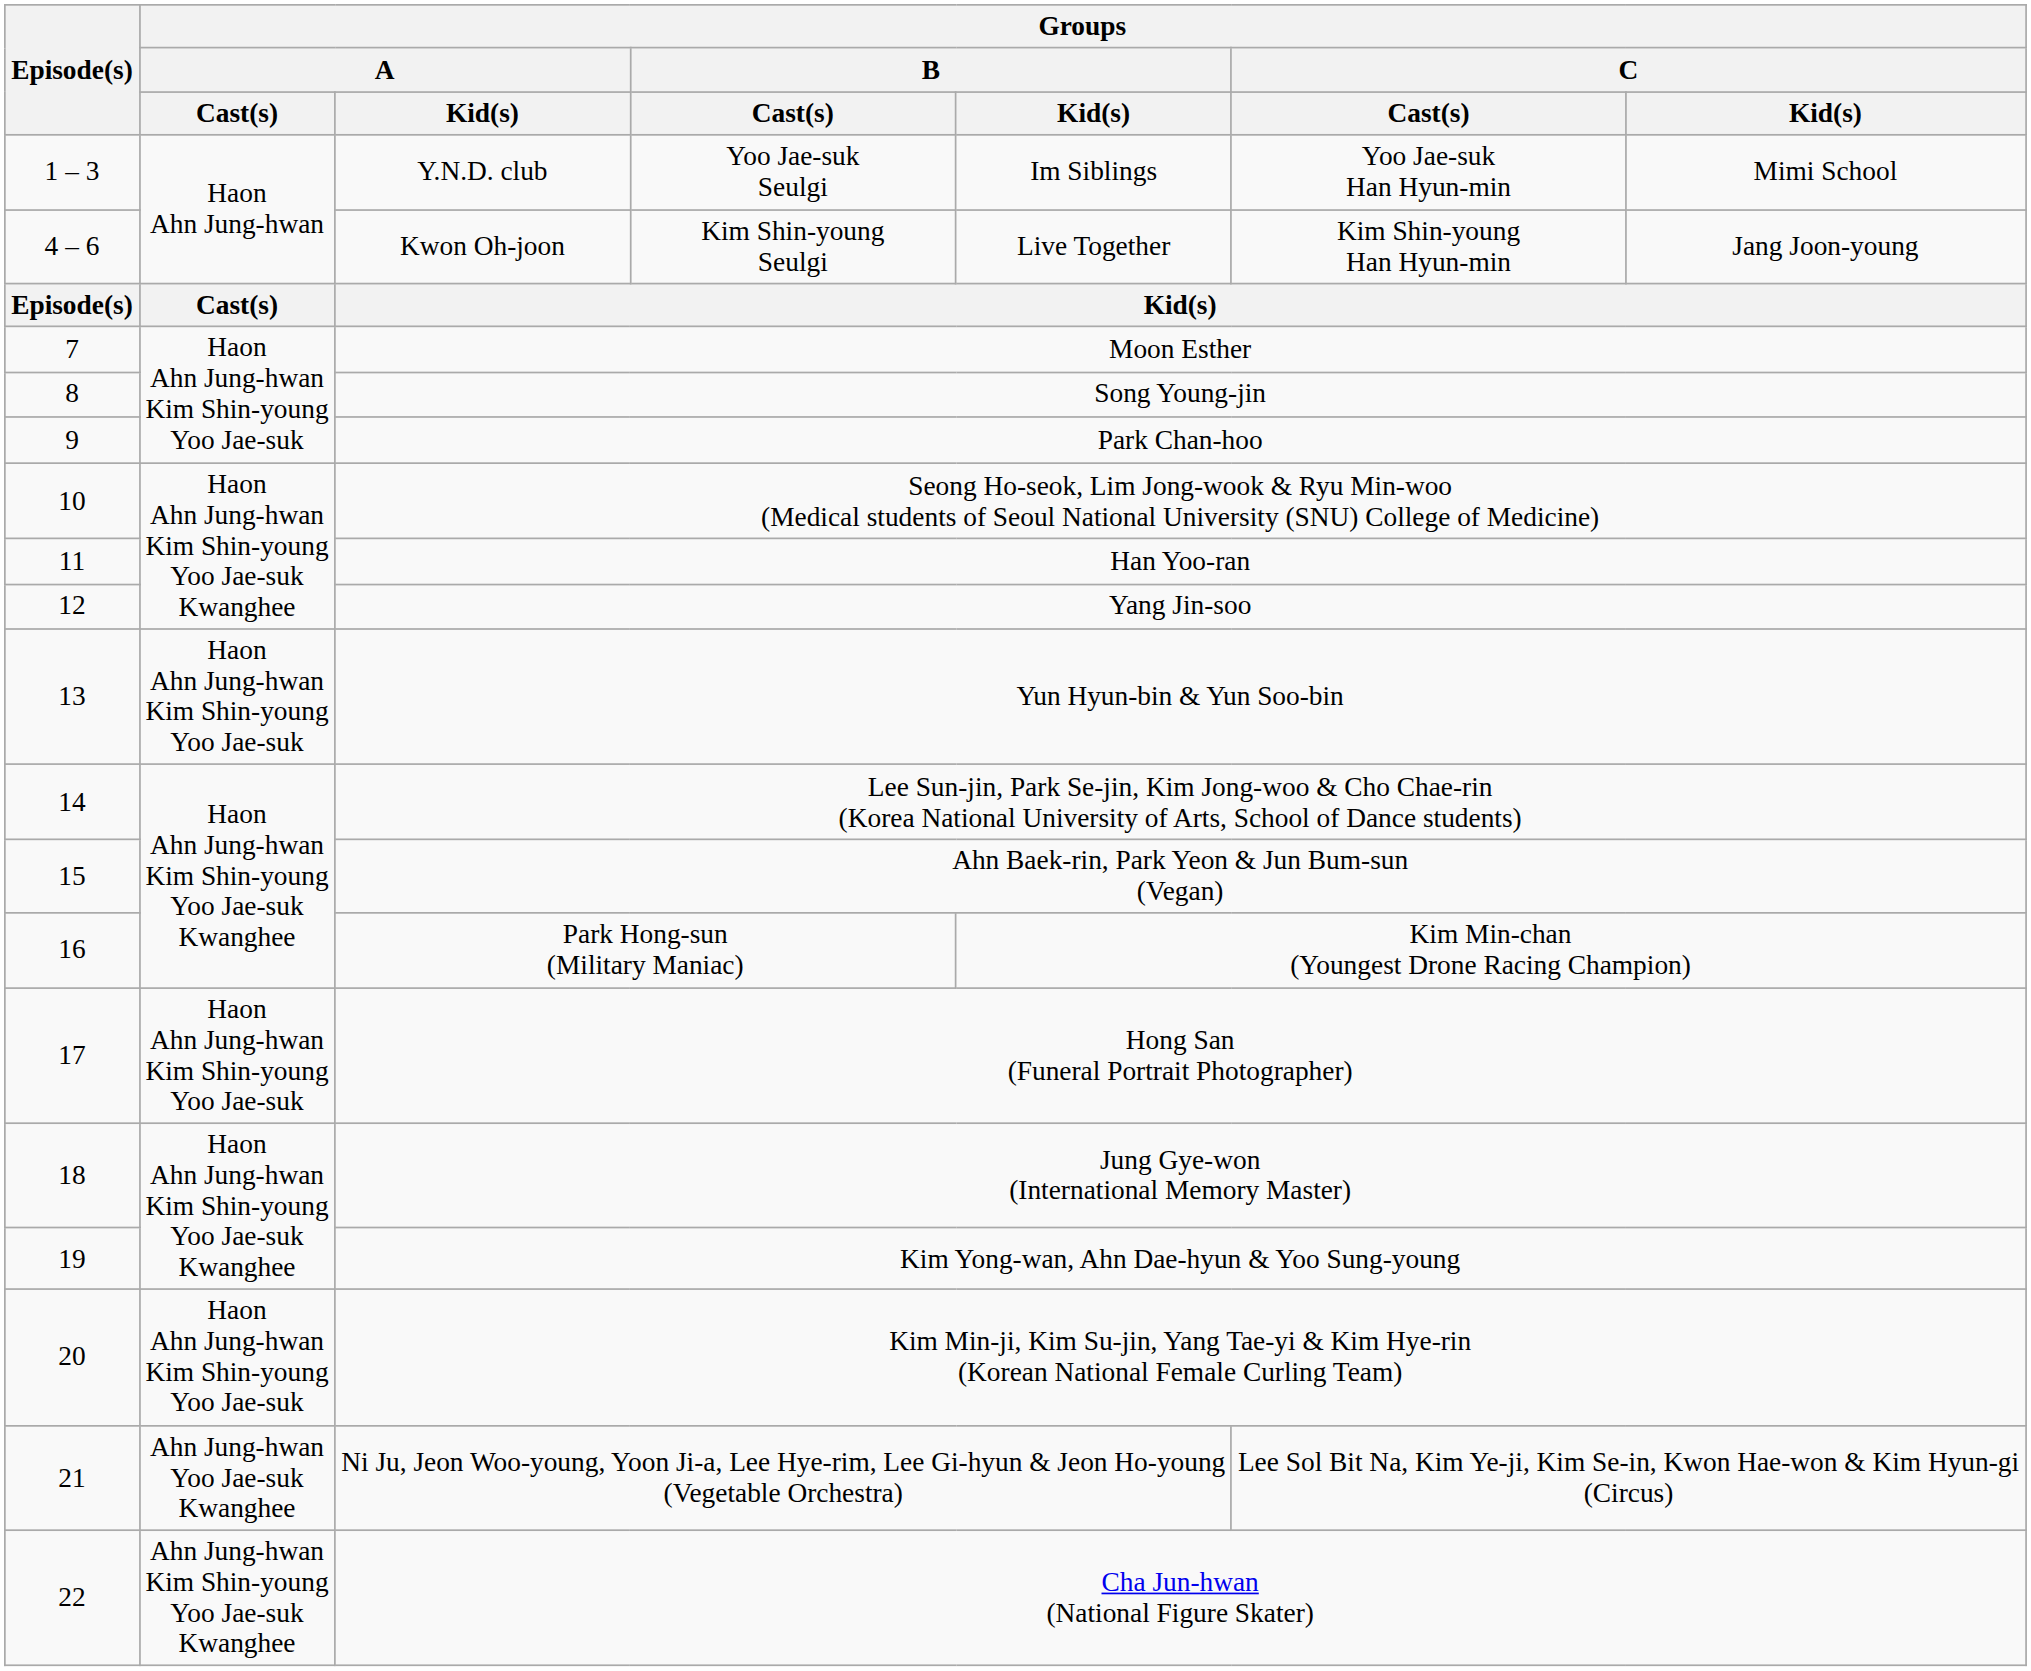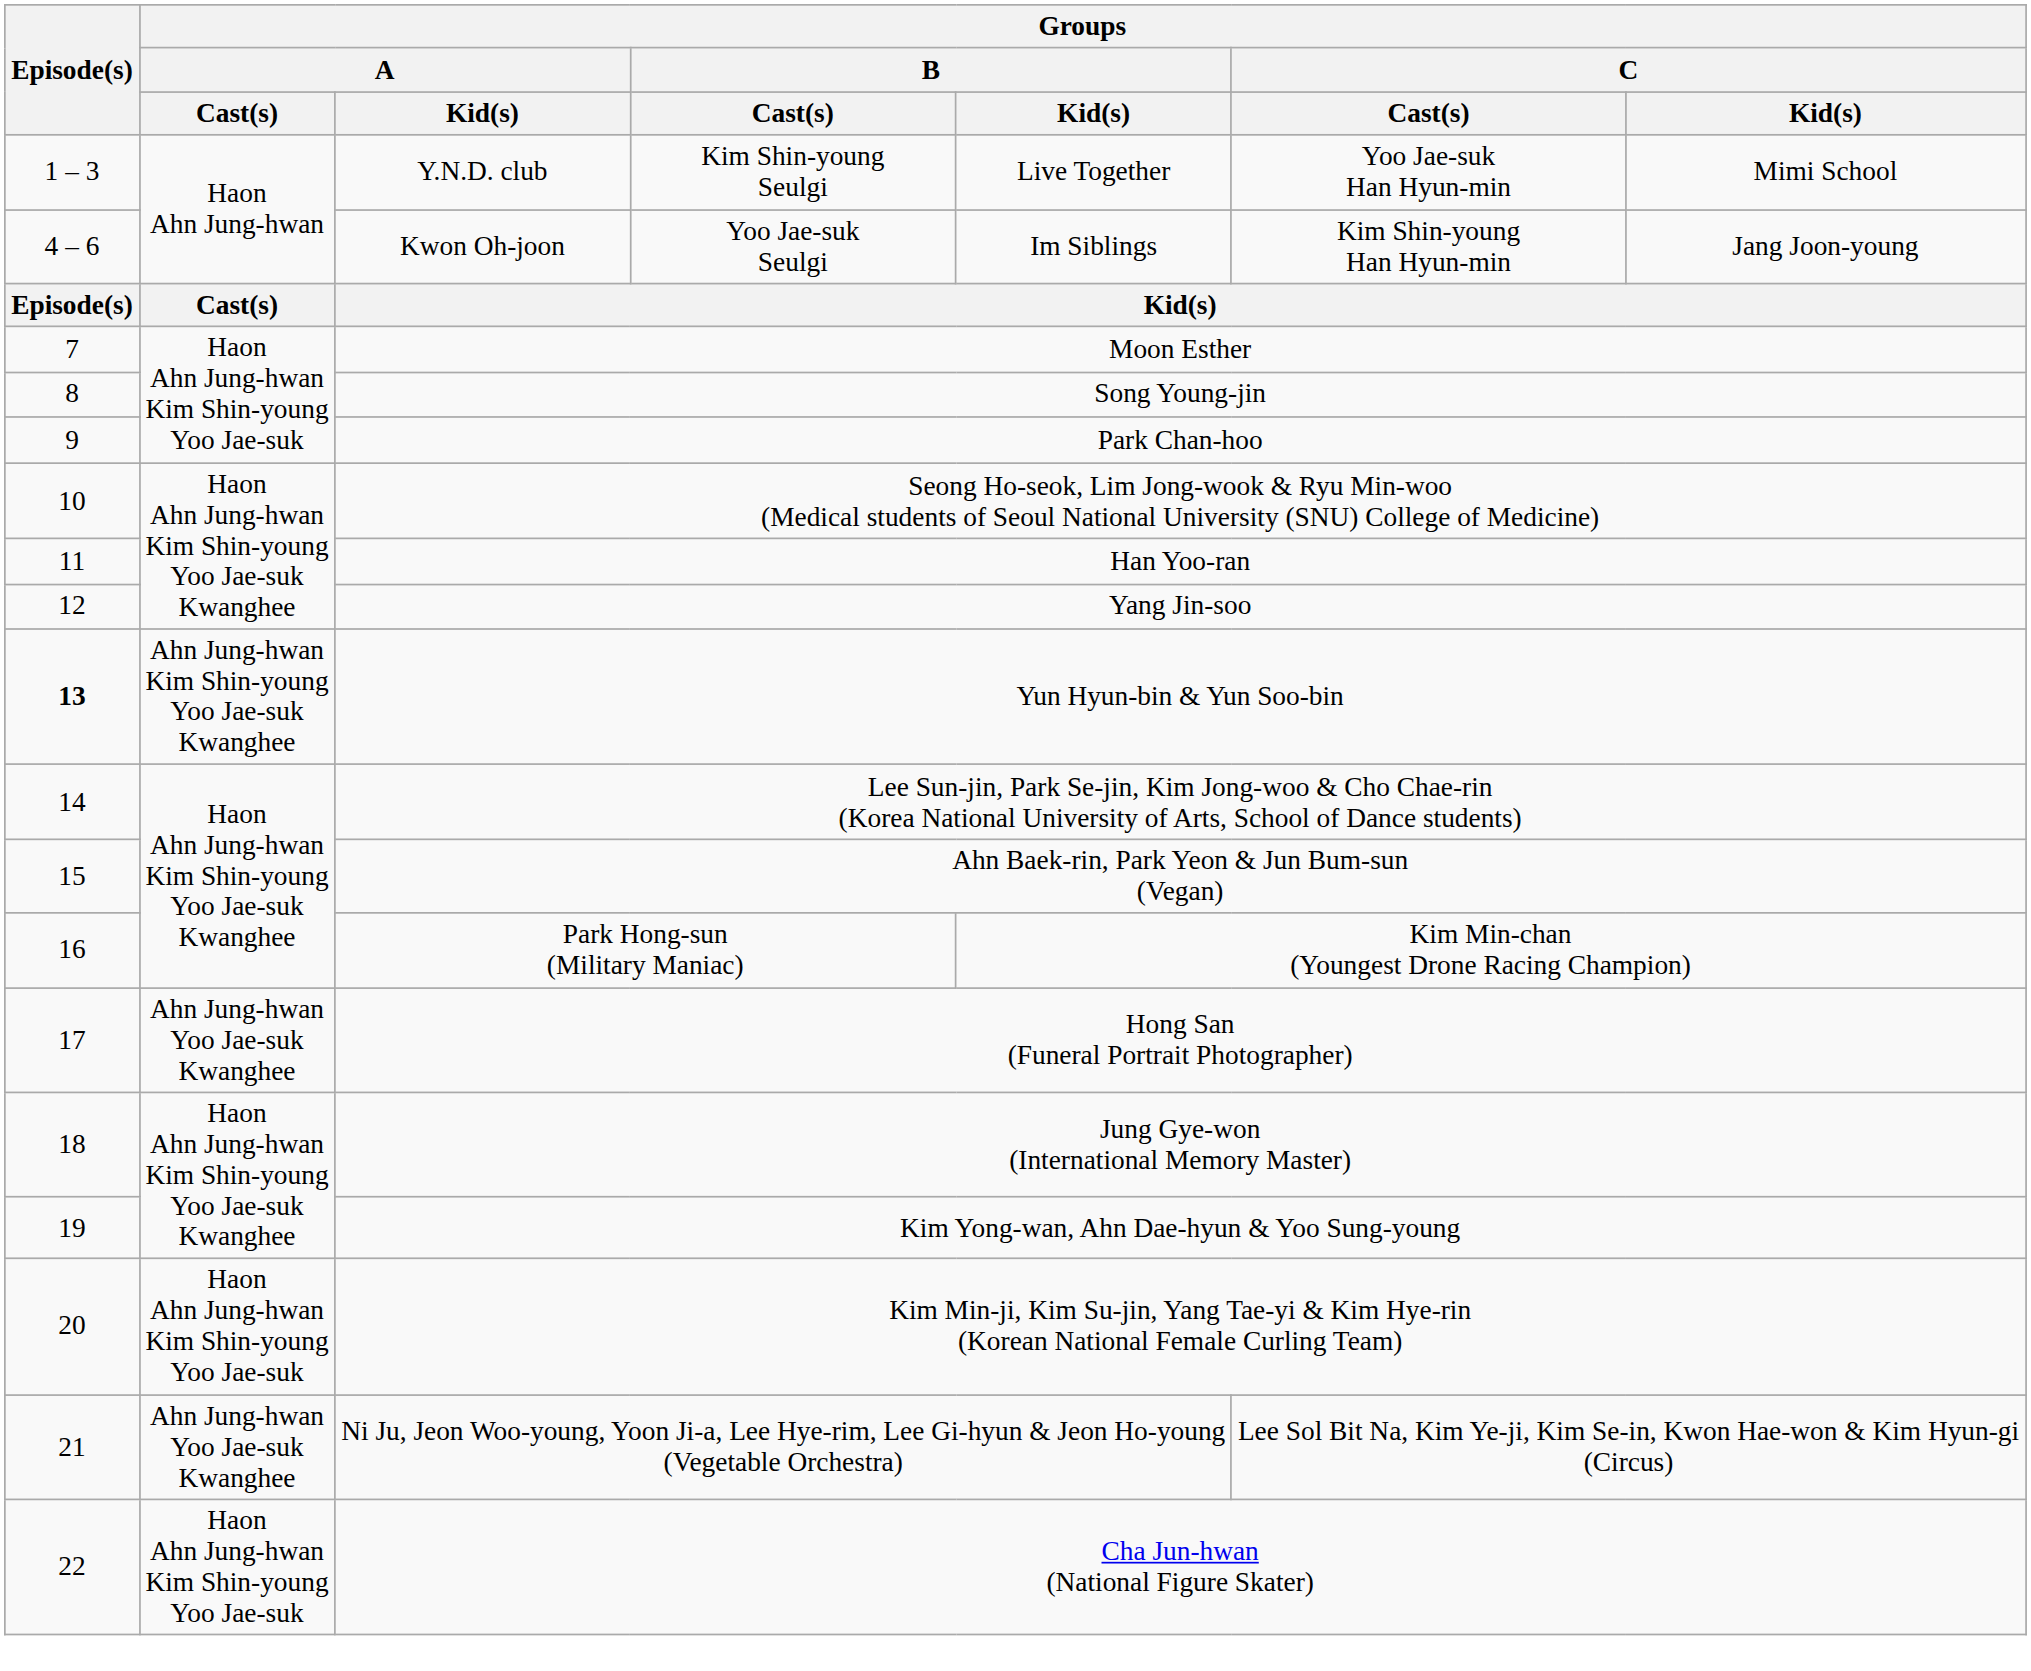(793, 171) Yoo Jae-suk Seulgi -> (793, 171) Kim Shin-young Seulgi
(1094, 171) Im Siblings -> (1094, 171) Live Together
(793, 245) Kim Shin-young Seulgi -> (793, 245) Yoo Jae-suk Seulgi
(1094, 245) Live Together -> (1094, 245) Im Siblings
(72, 696) normal -> (72, 696) bold
(237, 696) Haon Ahn Jung-hwan Kim Shin-young Yoo Jae-suk -> (237, 696) Ahn Jung-hwan Kim Shin-young Yoo Jae-suk Kwanghee
(237, 1054) Haon Ahn Jung-hwan Kim Shin-young Yoo Jae-suk -> (237, 1039) Ahn Jung-hwan Yoo Jae-suk Kwanghee
(237, 1597) Ahn Jung-hwan Kim Shin-young Yoo Jae-suk Kwanghee -> (237, 1566) Haon Ahn Jung-hwan Kim Shin-young Yoo Jae-suk
